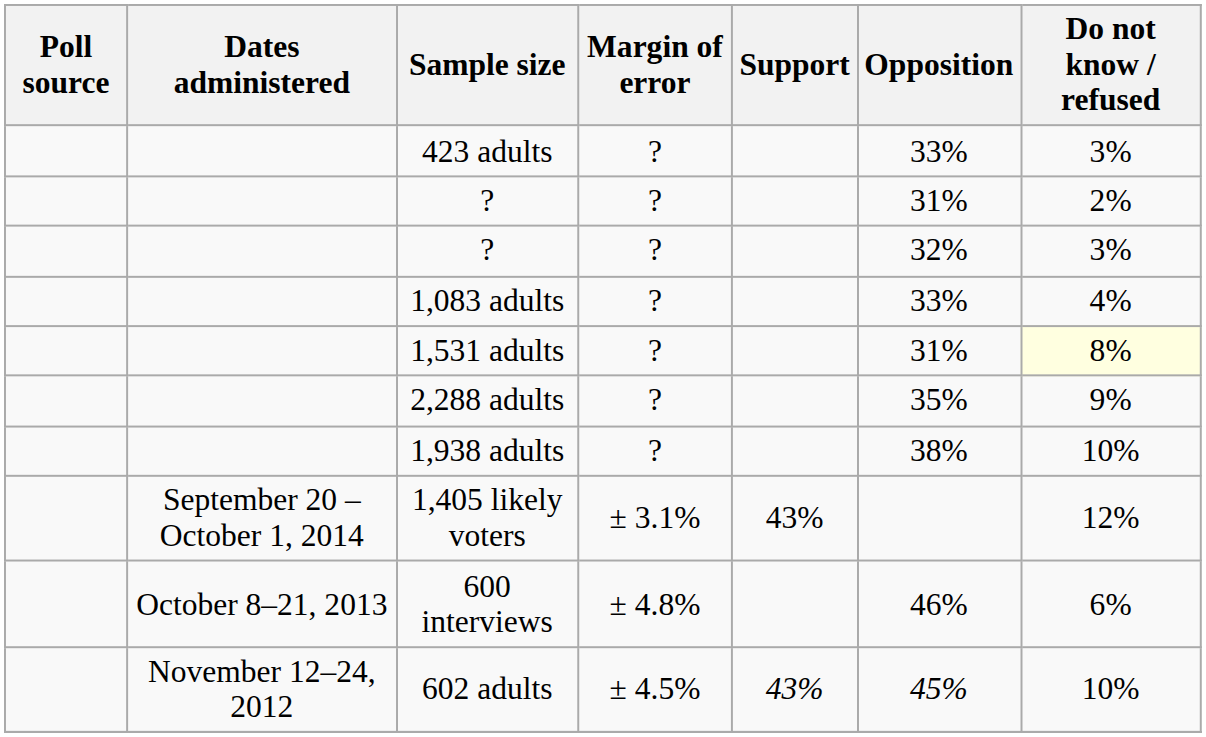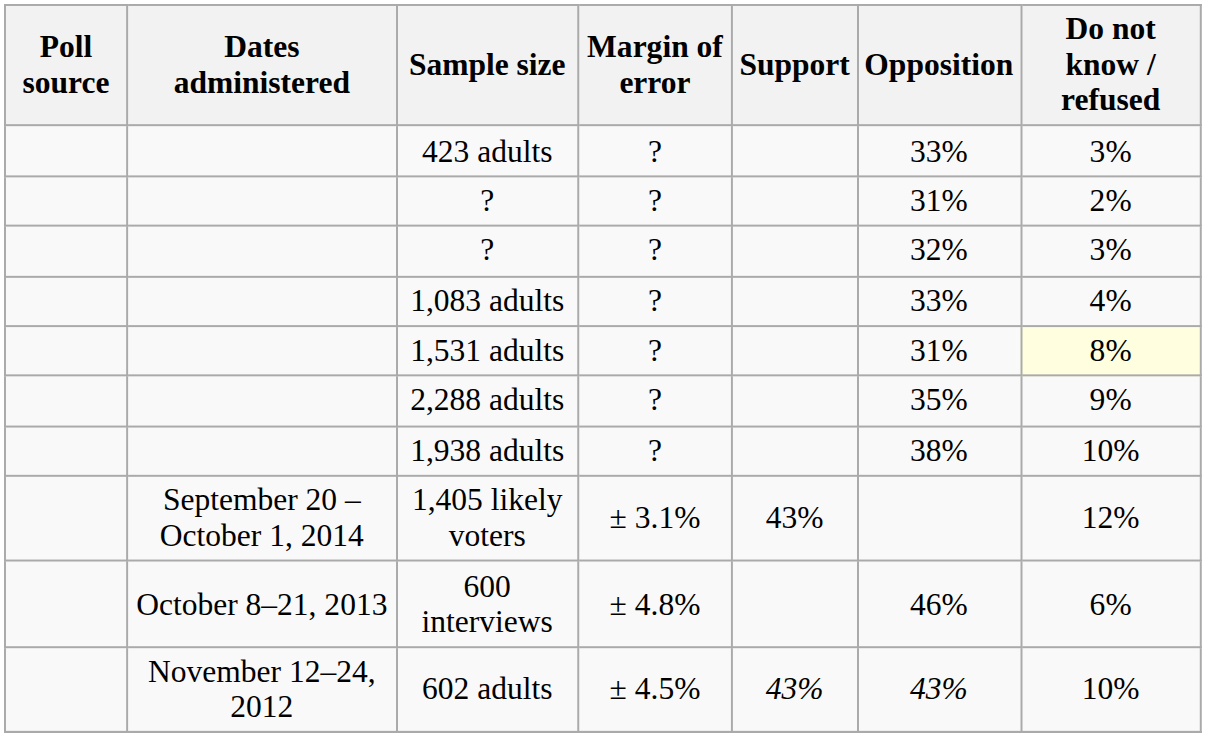(939, 688) 45% -> (939, 688) 43%
